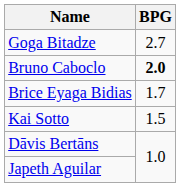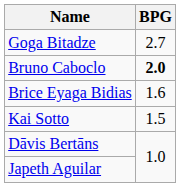(156, 93) 1.7 -> (156, 93) 1.6
